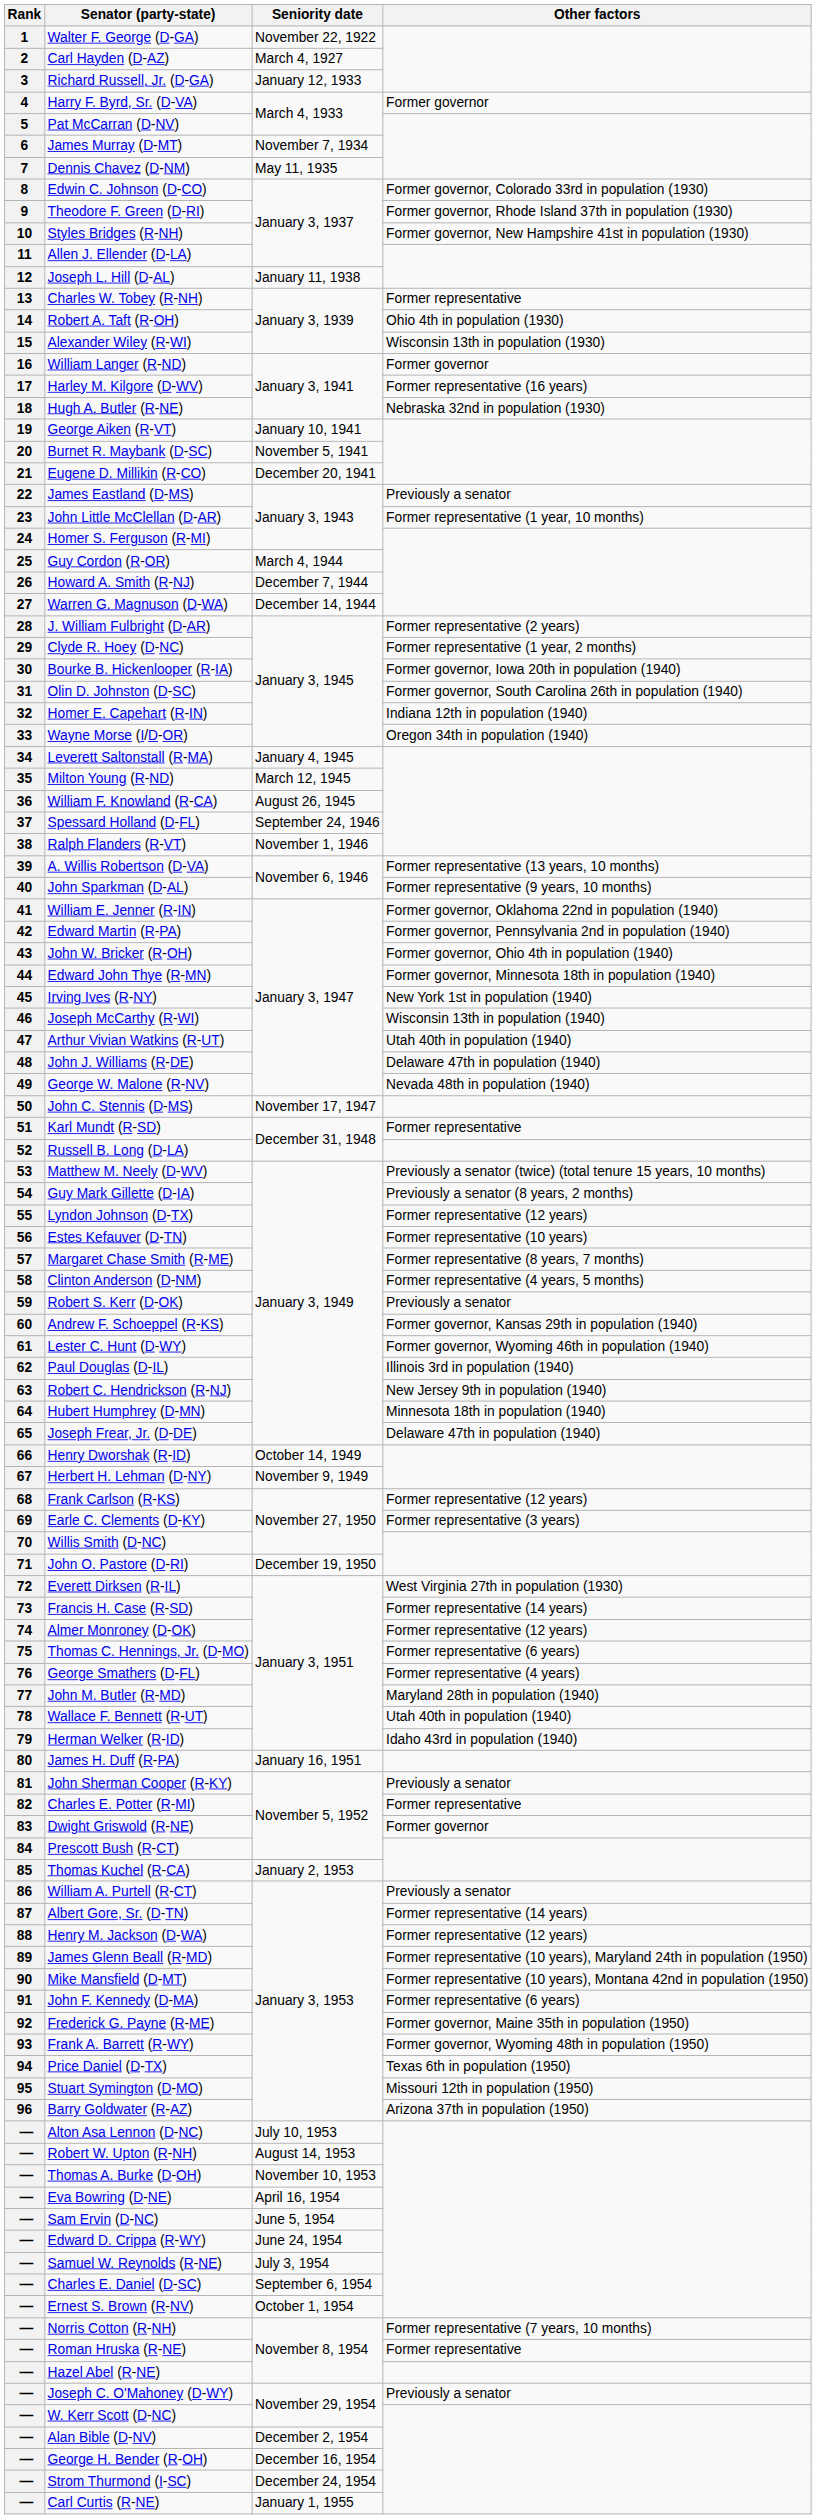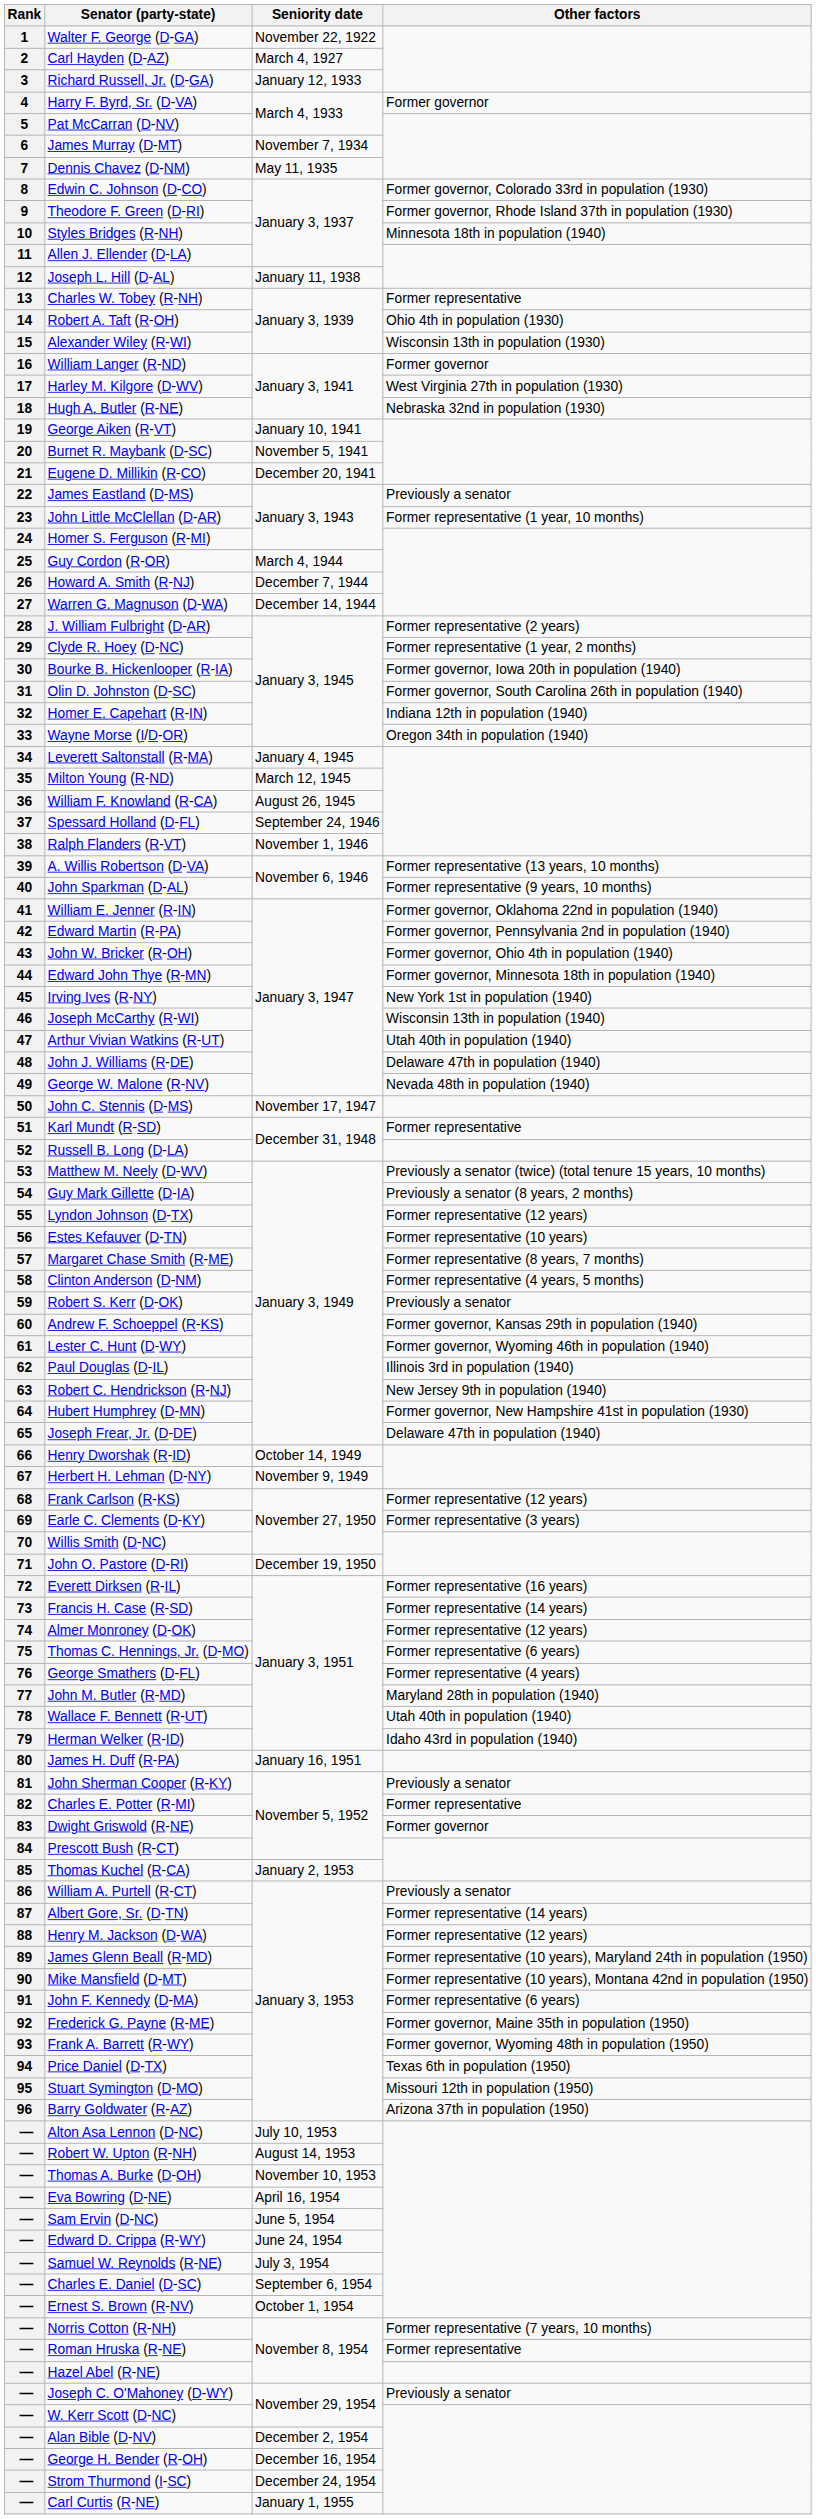(567, 233) Former governor, New Hampshire 41st in population (1930) -> (496, 233) Minnesota 18th in population (1940)
(487, 386) Former representative (16 years) -> (504, 386) West Virginia 27th in population (1930)
(496, 1412) Minnesota 18th in population (1940) -> (567, 1412) Former governor, New Hampshire 41st in population (1930)
(504, 1586) West Virginia 27th in population (1930) -> (487, 1586) Former representative (16 years)
